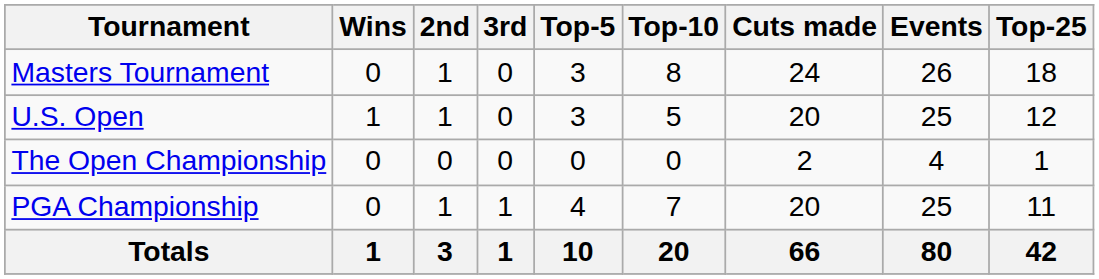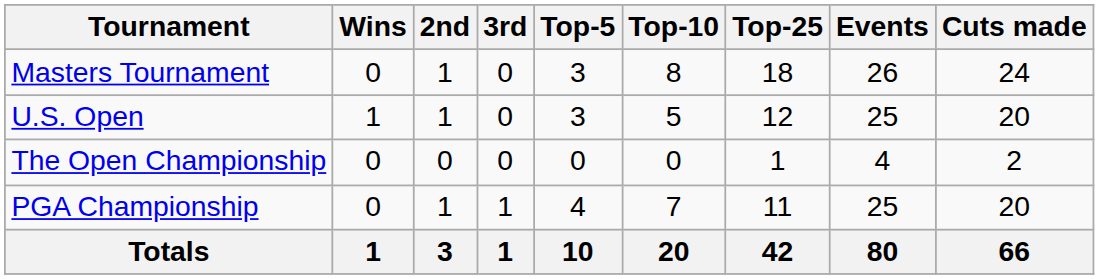columns swapped: (1041, 26) <-> (805, 26)
